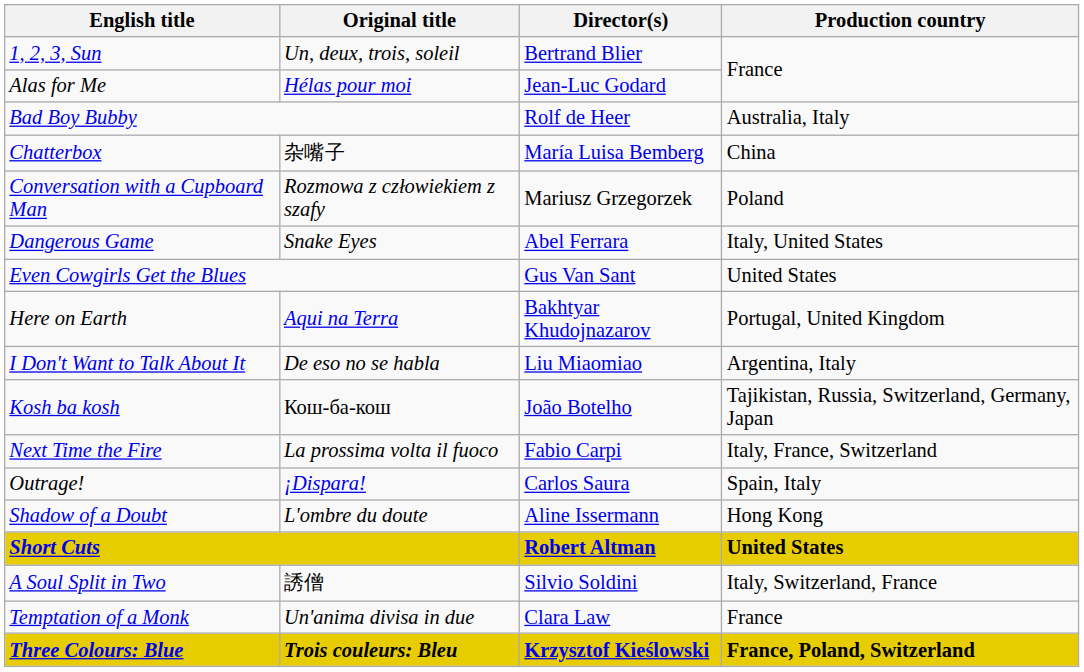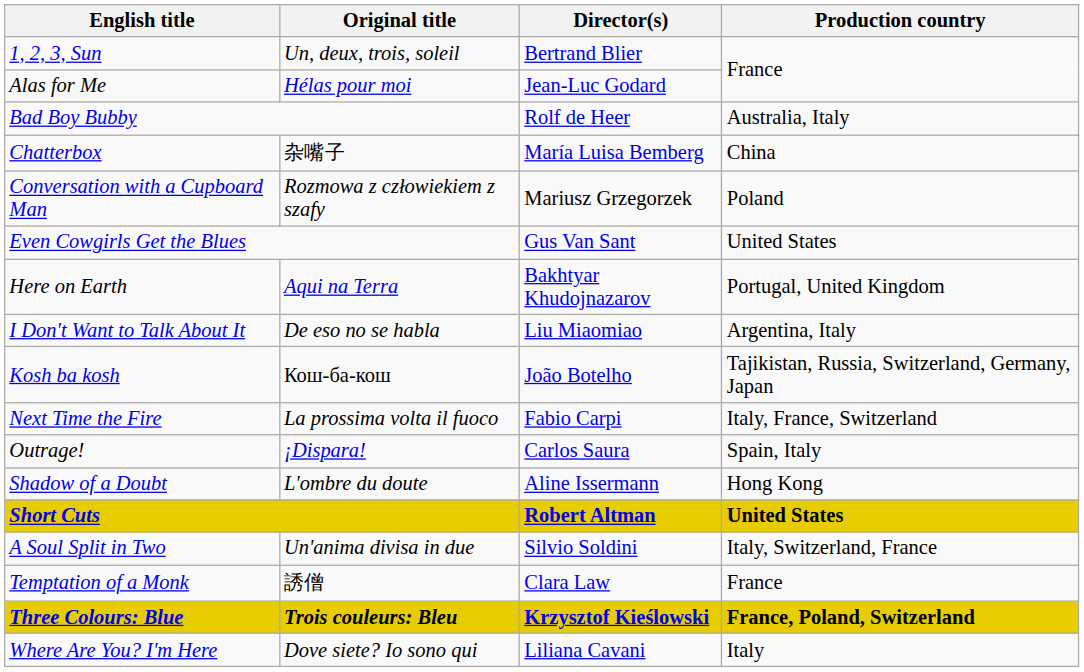- row: (82, 242)
(304, 582) 誘僧 -> (379, 548) Un'anima divisa in due
(379, 617) Un'anima divisa in due -> (304, 582) 誘僧
+ row: (113, 649)
